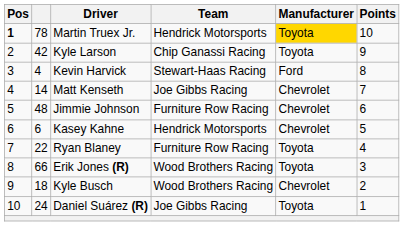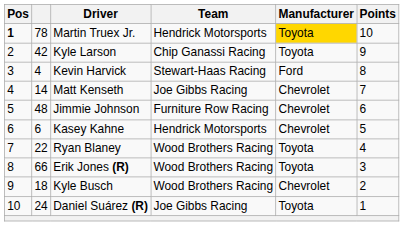(211, 148) Furniture Row Racing -> (213, 148) Wood Brothers Racing
